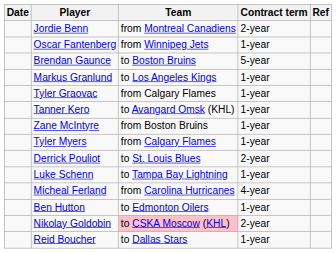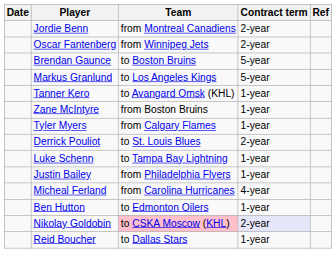(255, 45) 1-year -> (255, 45) 2-year
(255, 77) 1-year -> (255, 77) 5-year
- row: (65, 93)
+ row: (62, 175)
(255, 223) no background -> (255, 223) lavender background
